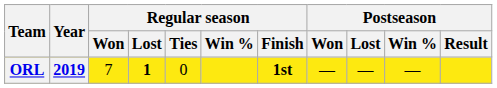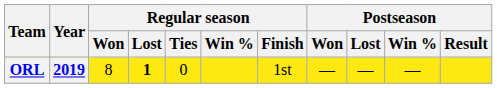(108, 70) 7 -> (108, 70) 8
(282, 70) bold -> (282, 70) normal
